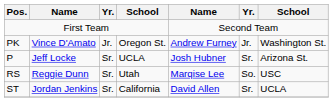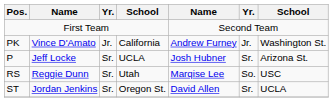(142, 43) Oregon St. -> (139, 43) California
(139, 89) California -> (142, 89) Oregon St.
